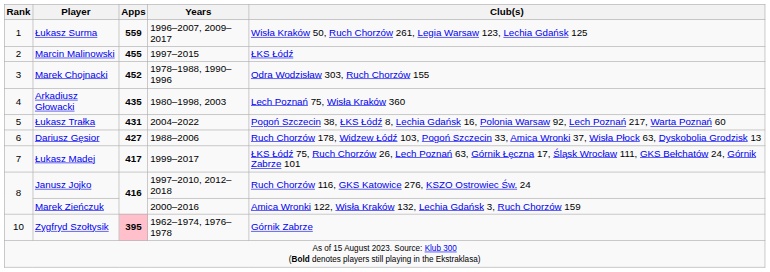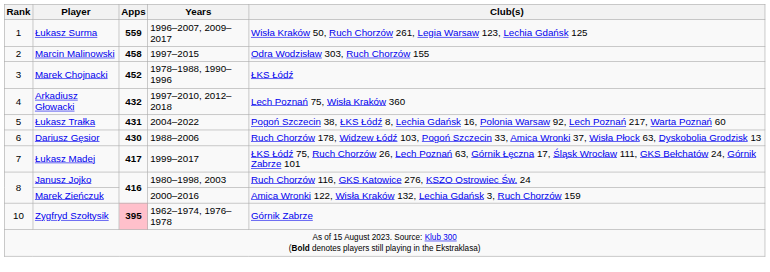(133, 54) 455 -> (133, 54) 458
(272, 54) ŁKS Łódź -> (340, 54) Odra Wodzisław 303, Ruch Chorzów 155
(340, 75) Odra Wodzisław 303, Ruch Chorzów 155 -> (272, 75) ŁKS Łódź
(133, 101) 435 -> (133, 101) 432
(188, 101) 1980–1998, 2003 -> (191, 101) 1997–2010, 2012–2018
(133, 138) 427 -> (133, 138) 430
(191, 185) 1997–2010, 2012–2018 -> (188, 179) 1980–1998, 2003
